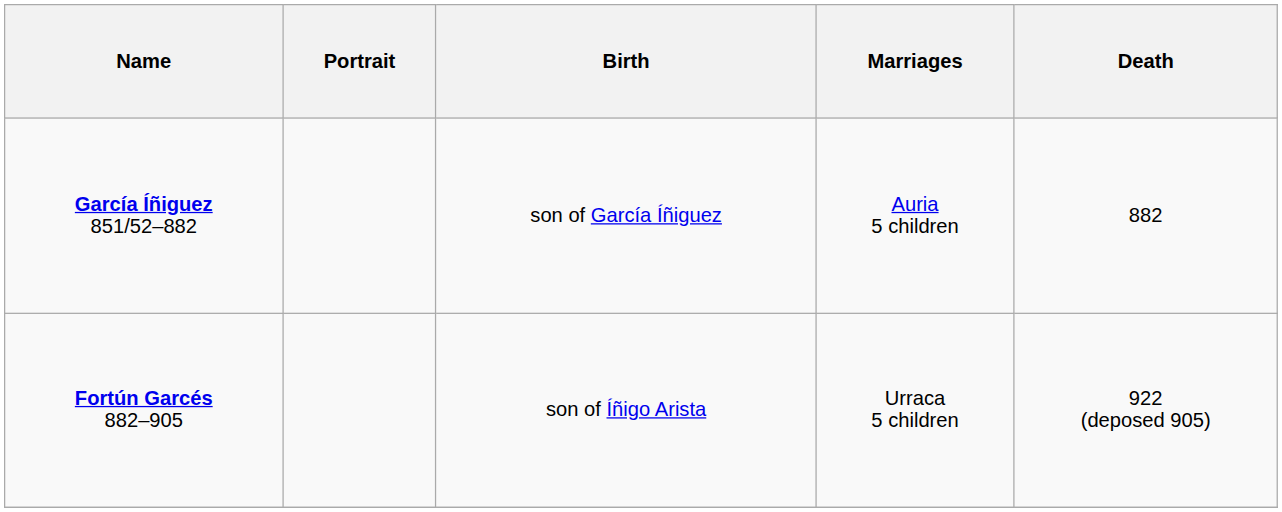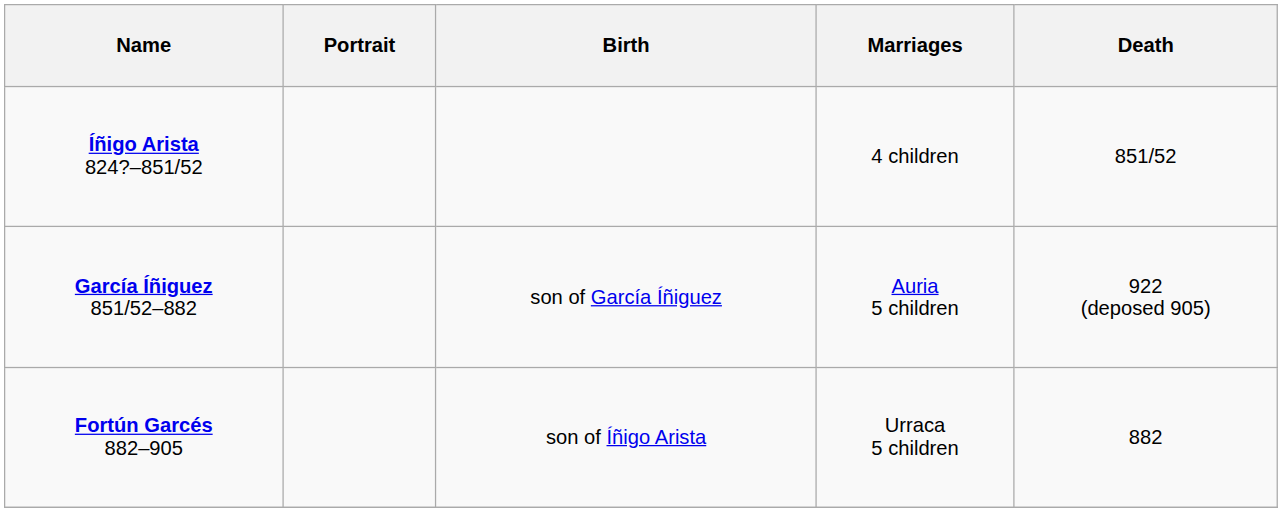+ row: (144, 156)
(1146, 215) 882 -> (1146, 296) 922 (deposed 905)
(1146, 409) 922 (deposed 905) -> (1146, 437) 882
